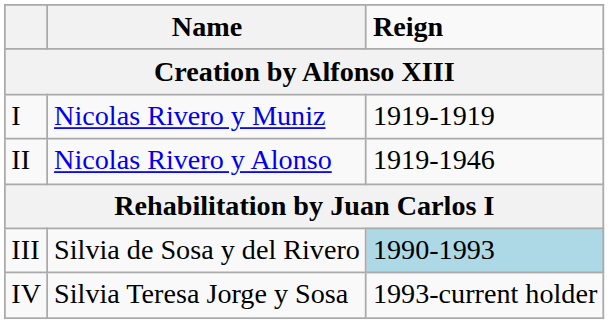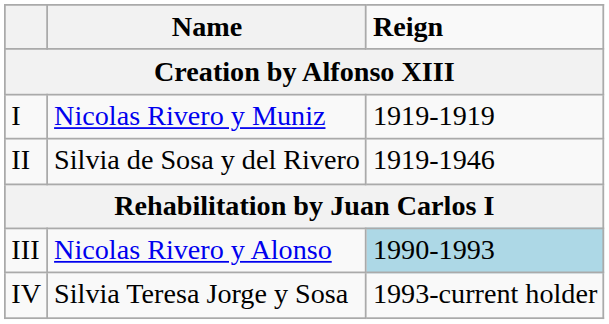(193, 160) Nicolas Rivero y Alonso -> (207, 160) Silvia de Sosa y del Rivero
(207, 250) Silvia de Sosa y del Rivero -> (193, 250) Nicolas Rivero y Alonso
